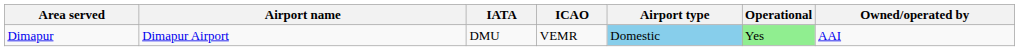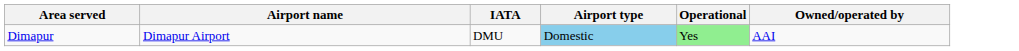- column: (572, 14)
